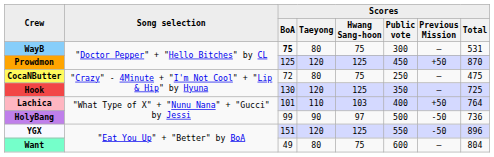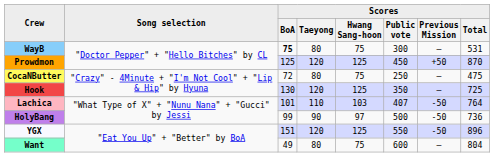(401, 103) 400 -> (401, 103) 407
(439, 103) +50 -> (439, 103) -50
